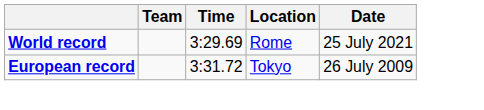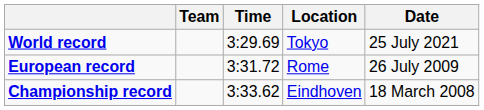(271, 42) Rome -> (308, 42) Tokyo
(271, 67) Tokyo -> (308, 67) Rome
+ row: (90, 92)
